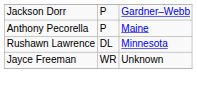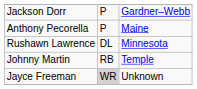+ row: (38, 60)
(108, 60) no background -> (108, 76) lightgrey background
